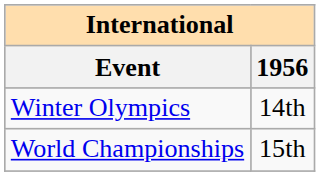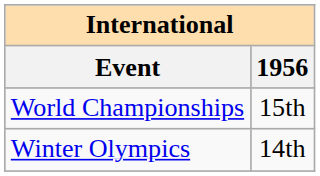rows swapped: (100, 107) <-> (127, 149)
